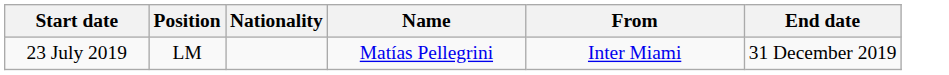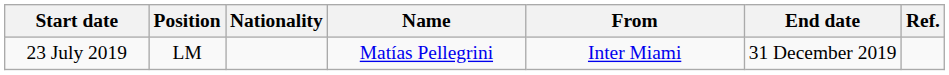+ column: (923, 20)
